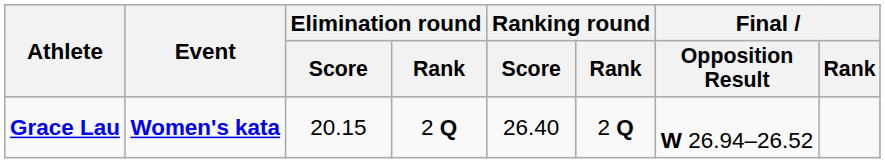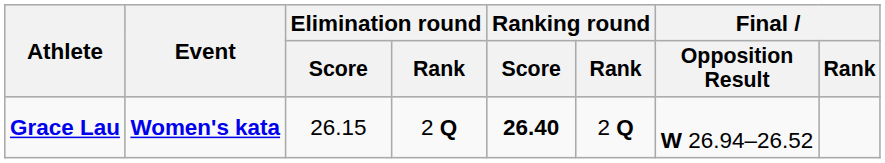(338, 128) 20.15 -> (338, 128) 26.15
(531, 128) normal -> (531, 128) bold
